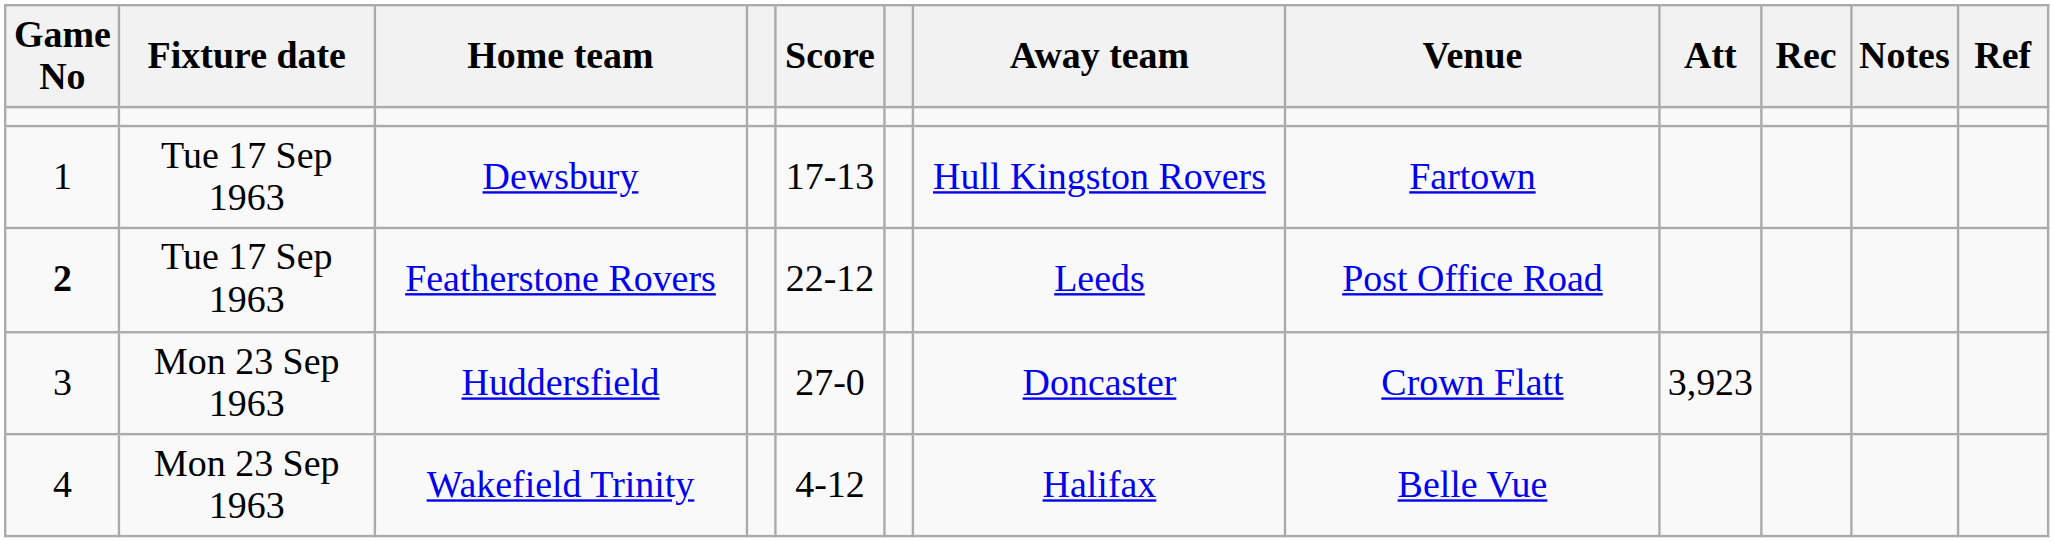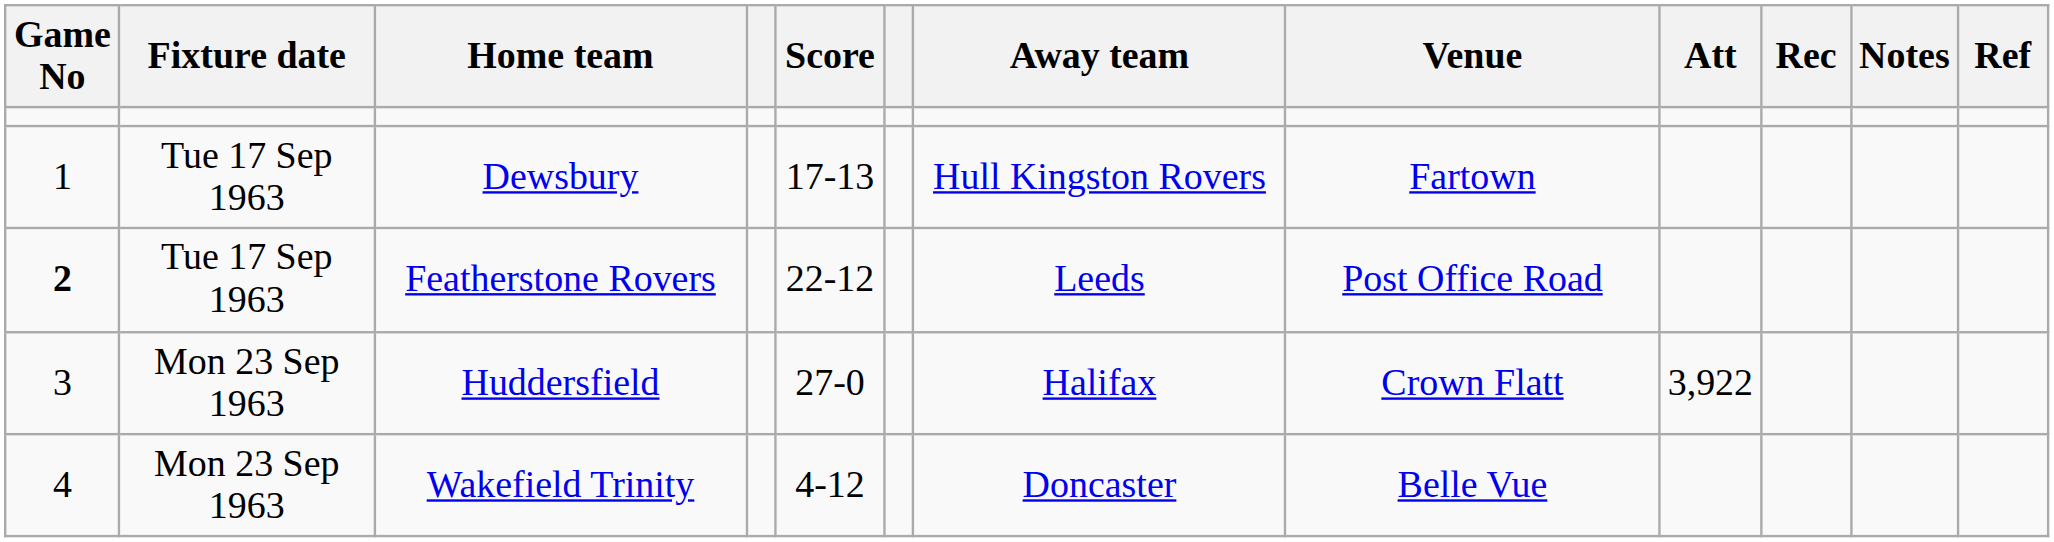(1099, 381) Doncaster -> (1099, 381) Halifax
(1710, 381) 3,923 -> (1710, 381) 3,922
(1099, 484) Halifax -> (1099, 484) Doncaster
